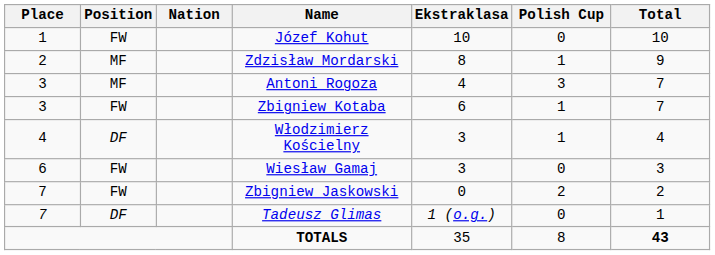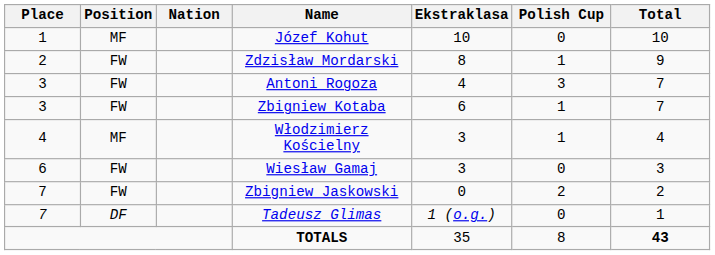(118, 39) FW -> (118, 39) MF
(118, 62) MF -> (118, 62) FW
(118, 85) MF -> (118, 85) FW
(118, 139) DF -> (118, 139) MF
